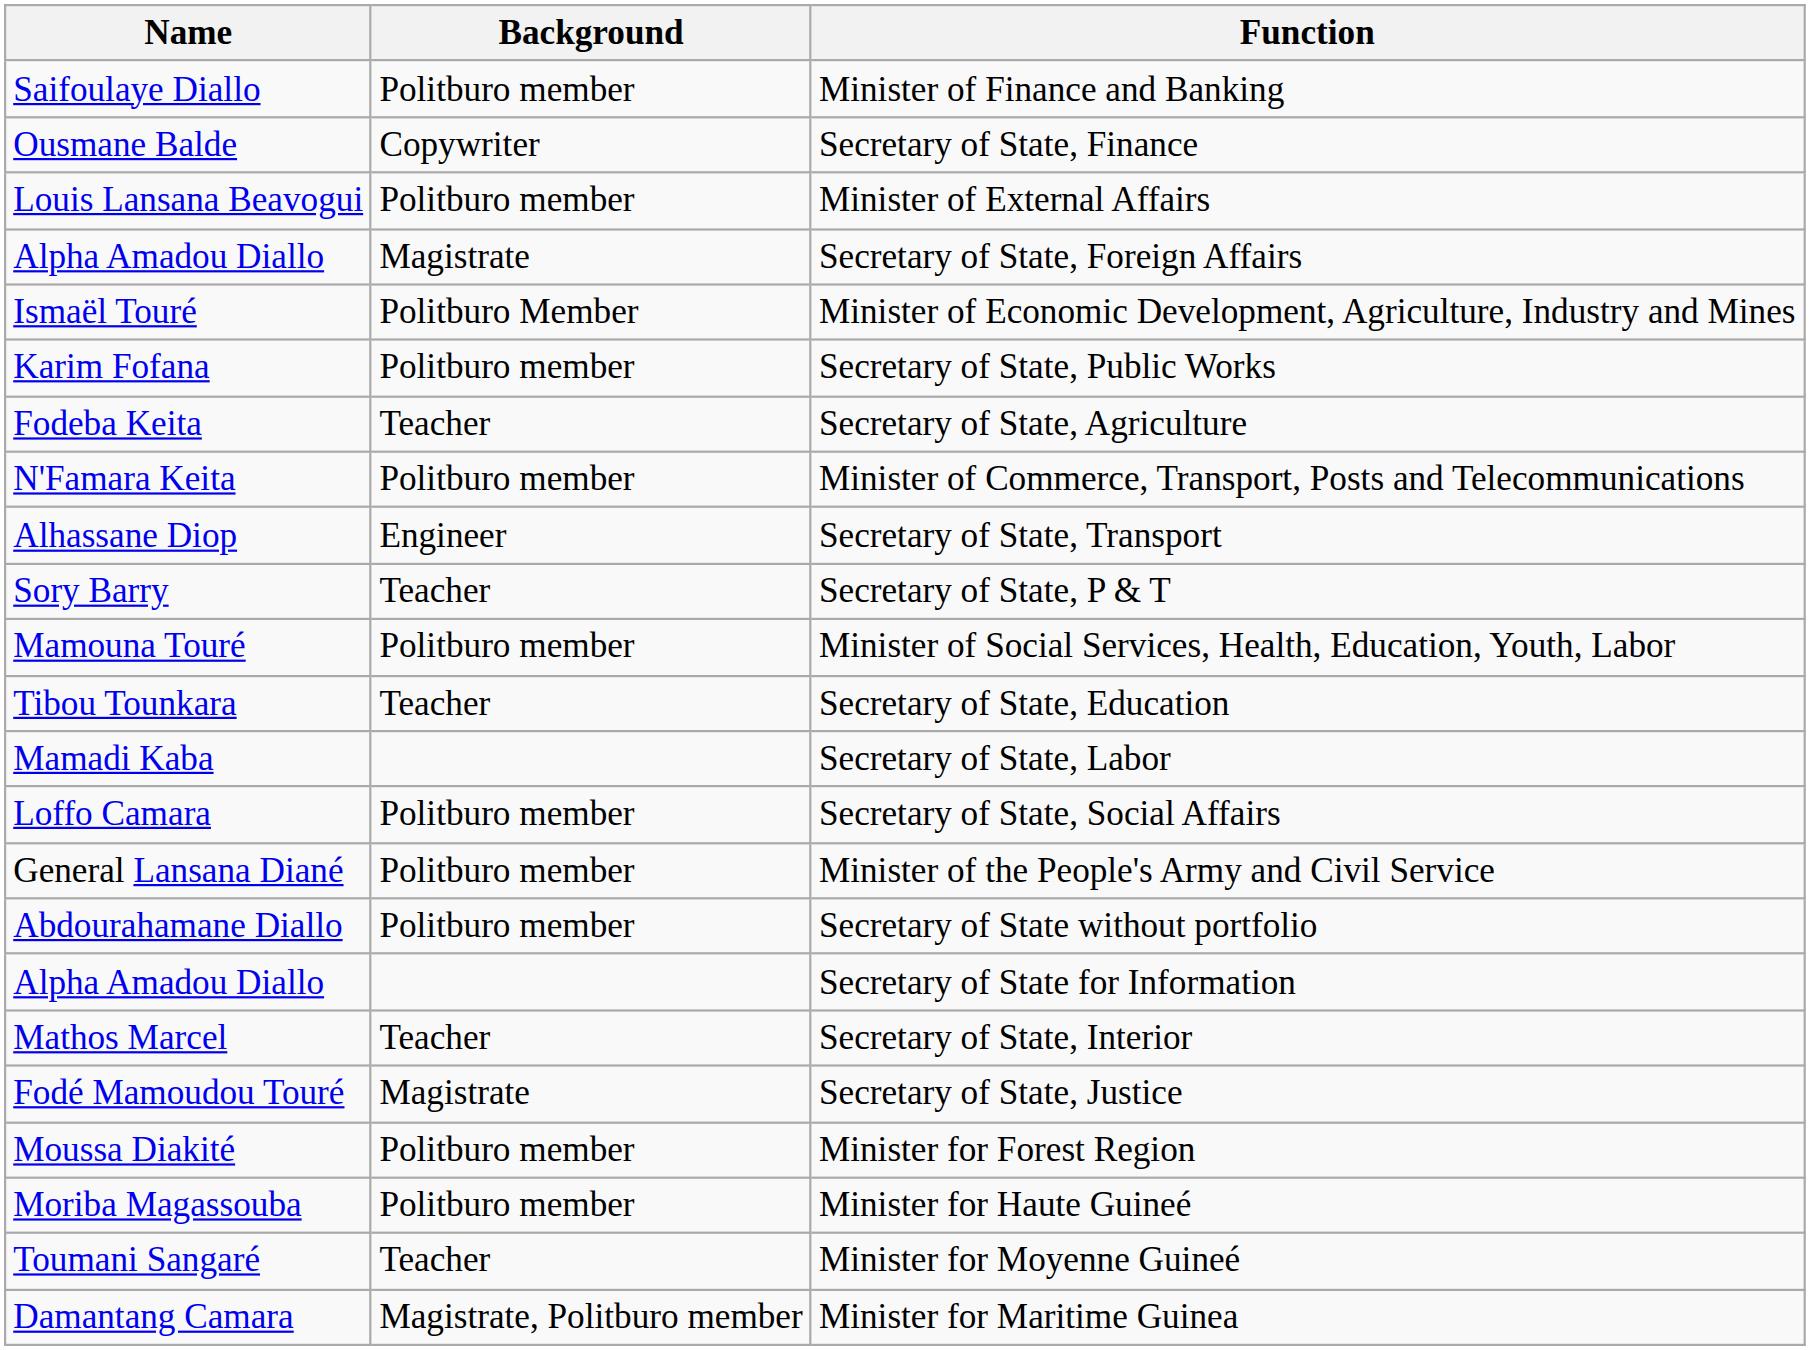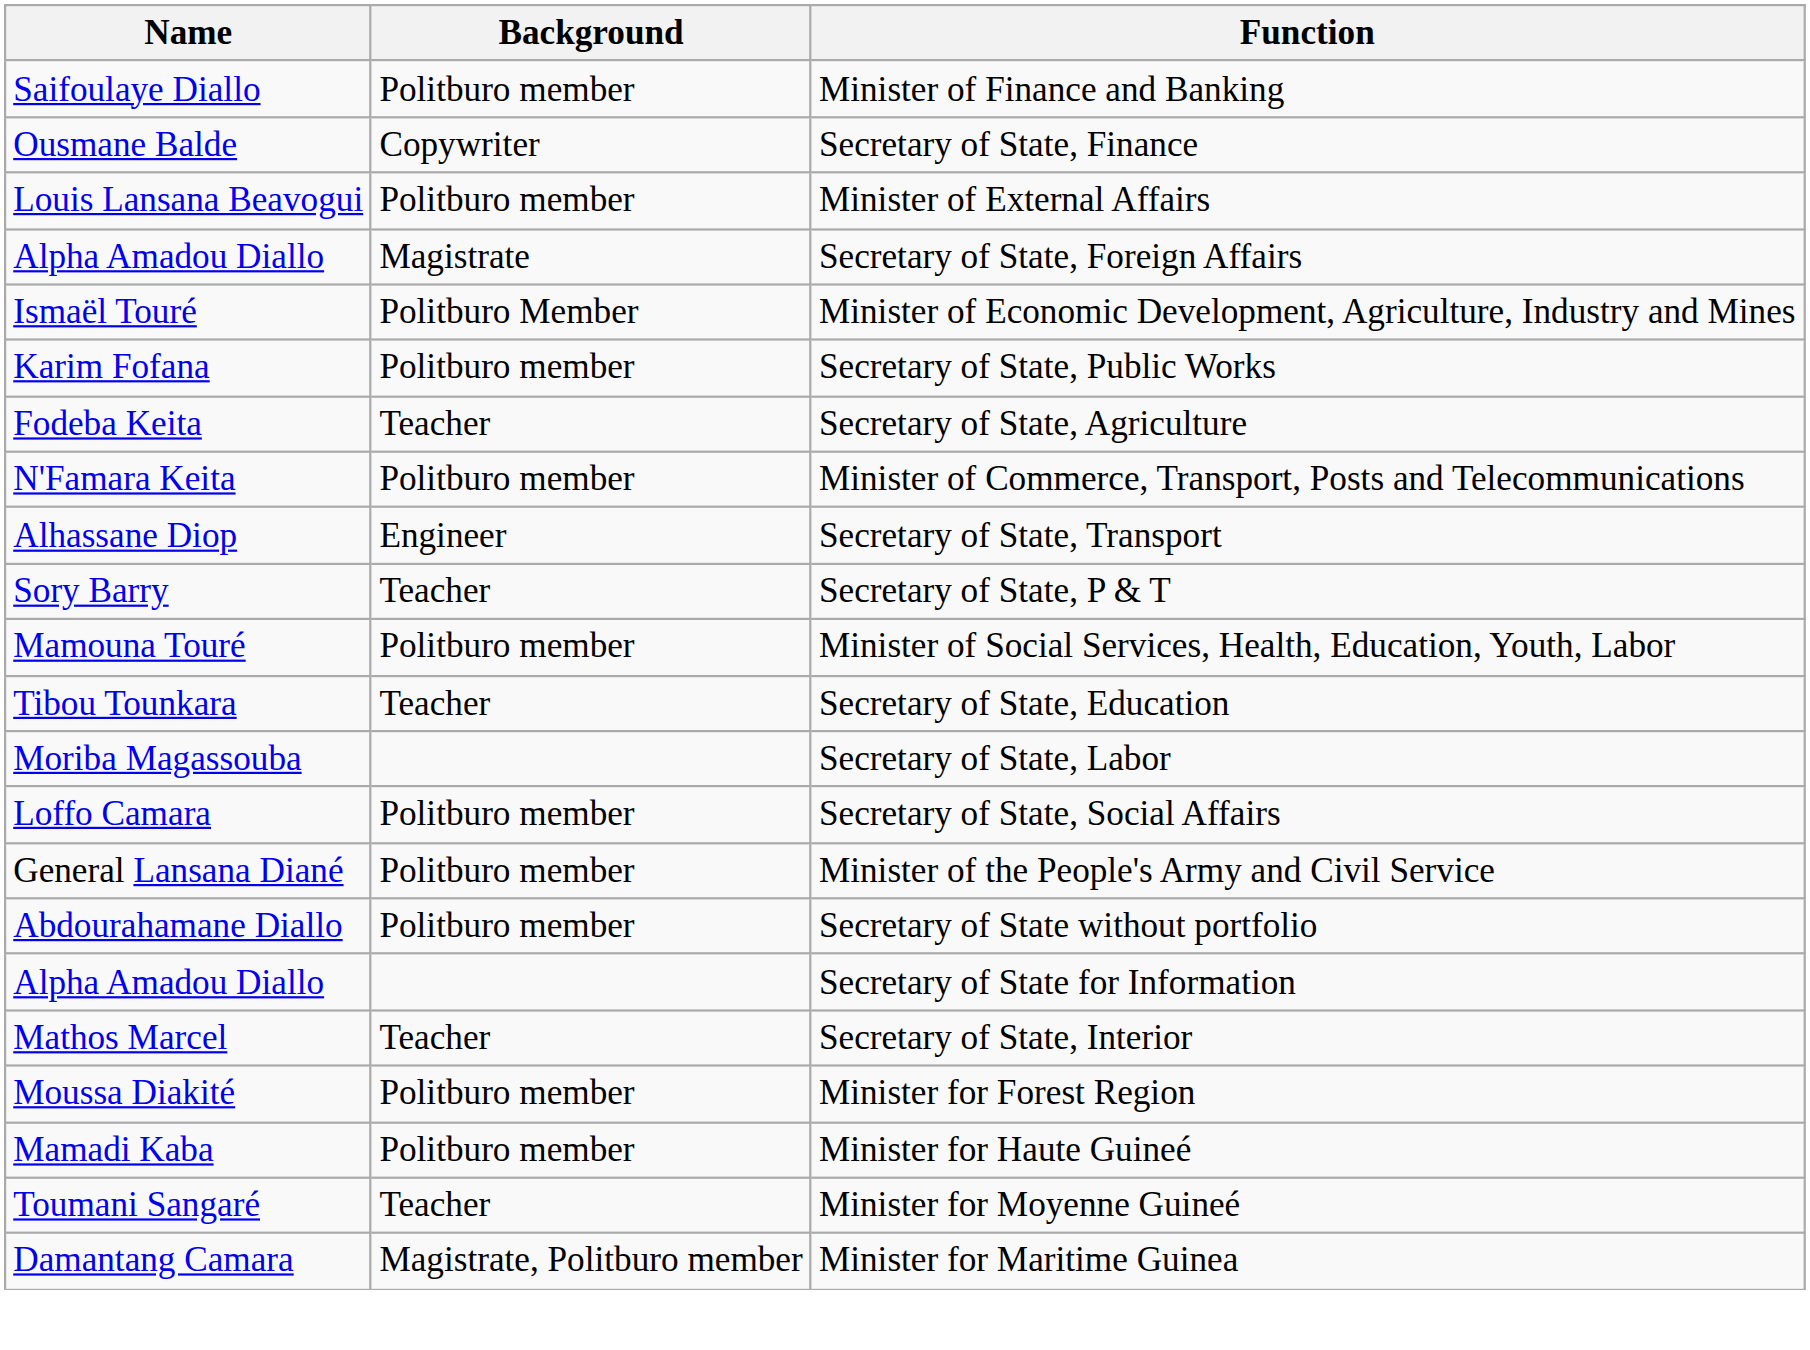(113, 758) Mamadi Kaba -> (157, 758) Moriba Magassouba
- row: (1001, 1093)
(157, 1204) Moriba Magassouba -> (113, 1148) Mamadi Kaba
